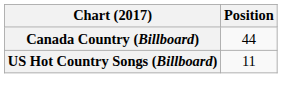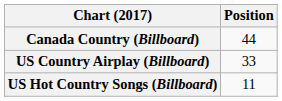+ row: (113, 61)
